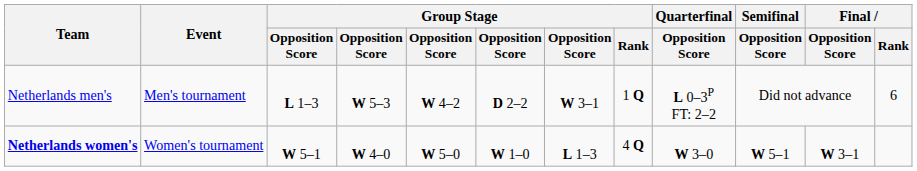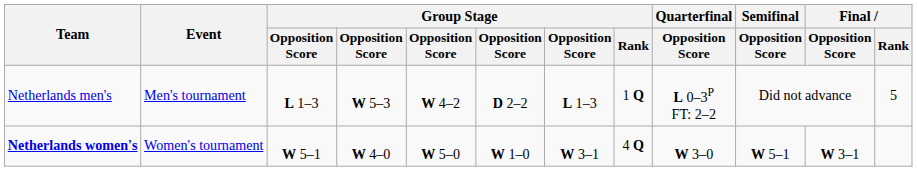(580, 104) W 3–1 -> (580, 104) L 1–3
(893, 96) 6 -> (893, 96) 5
(580, 154) L 1–3 -> (580, 154) W 3–1
